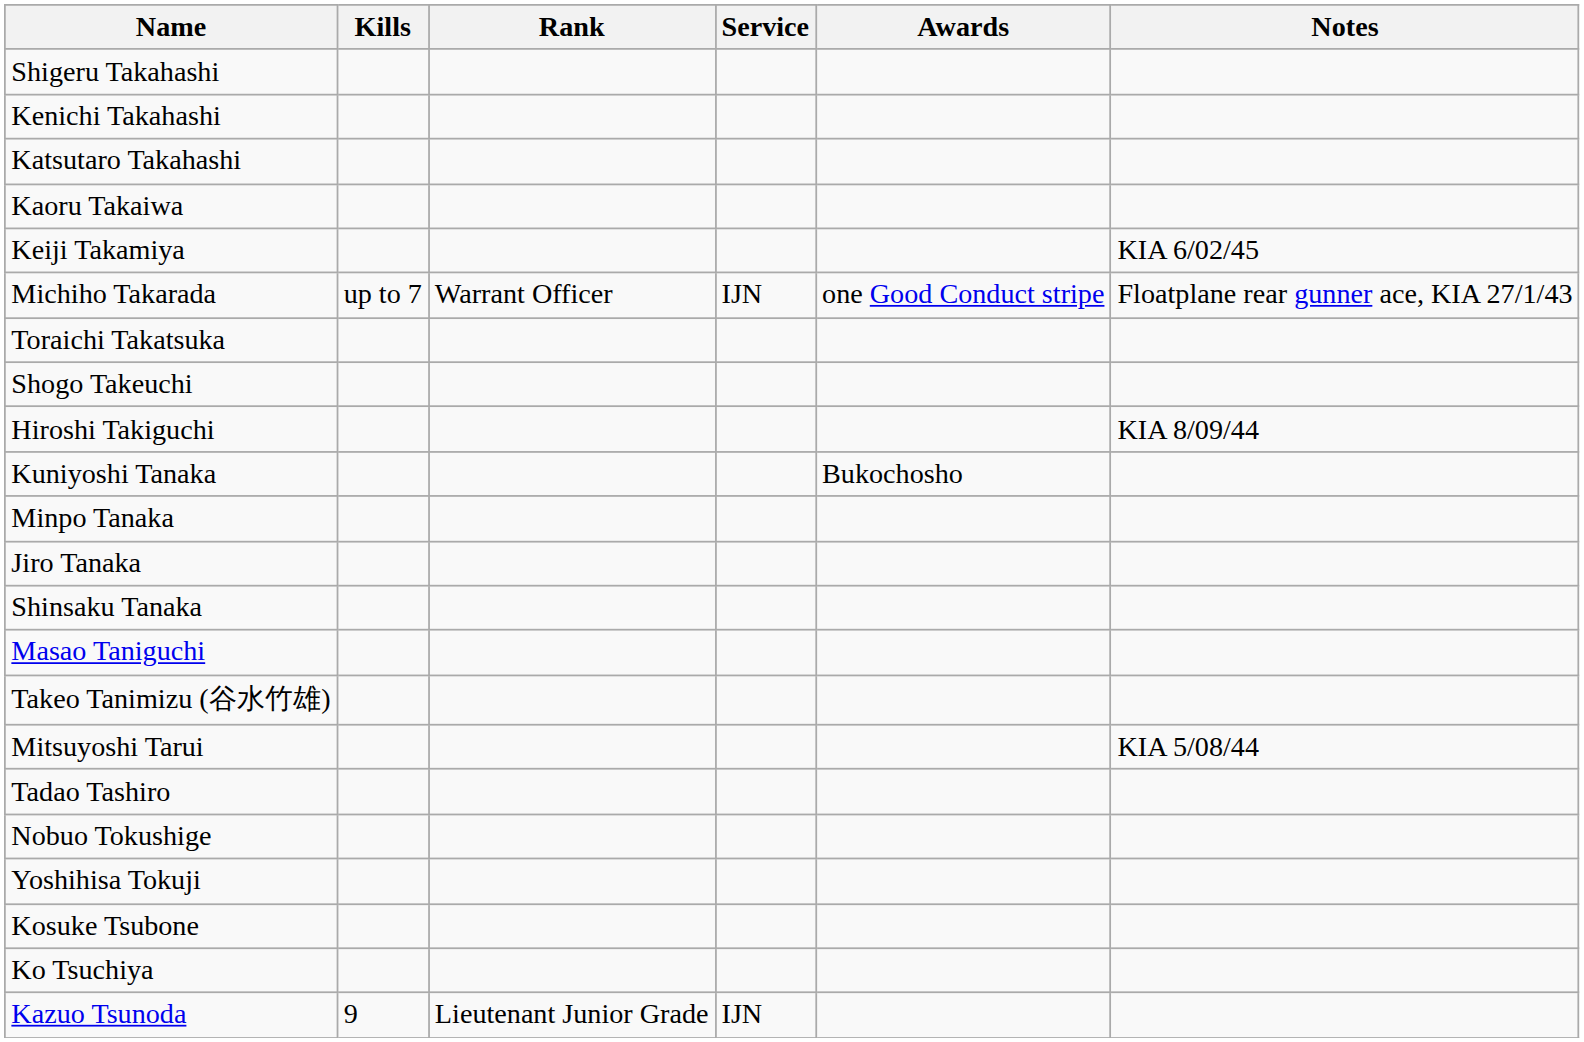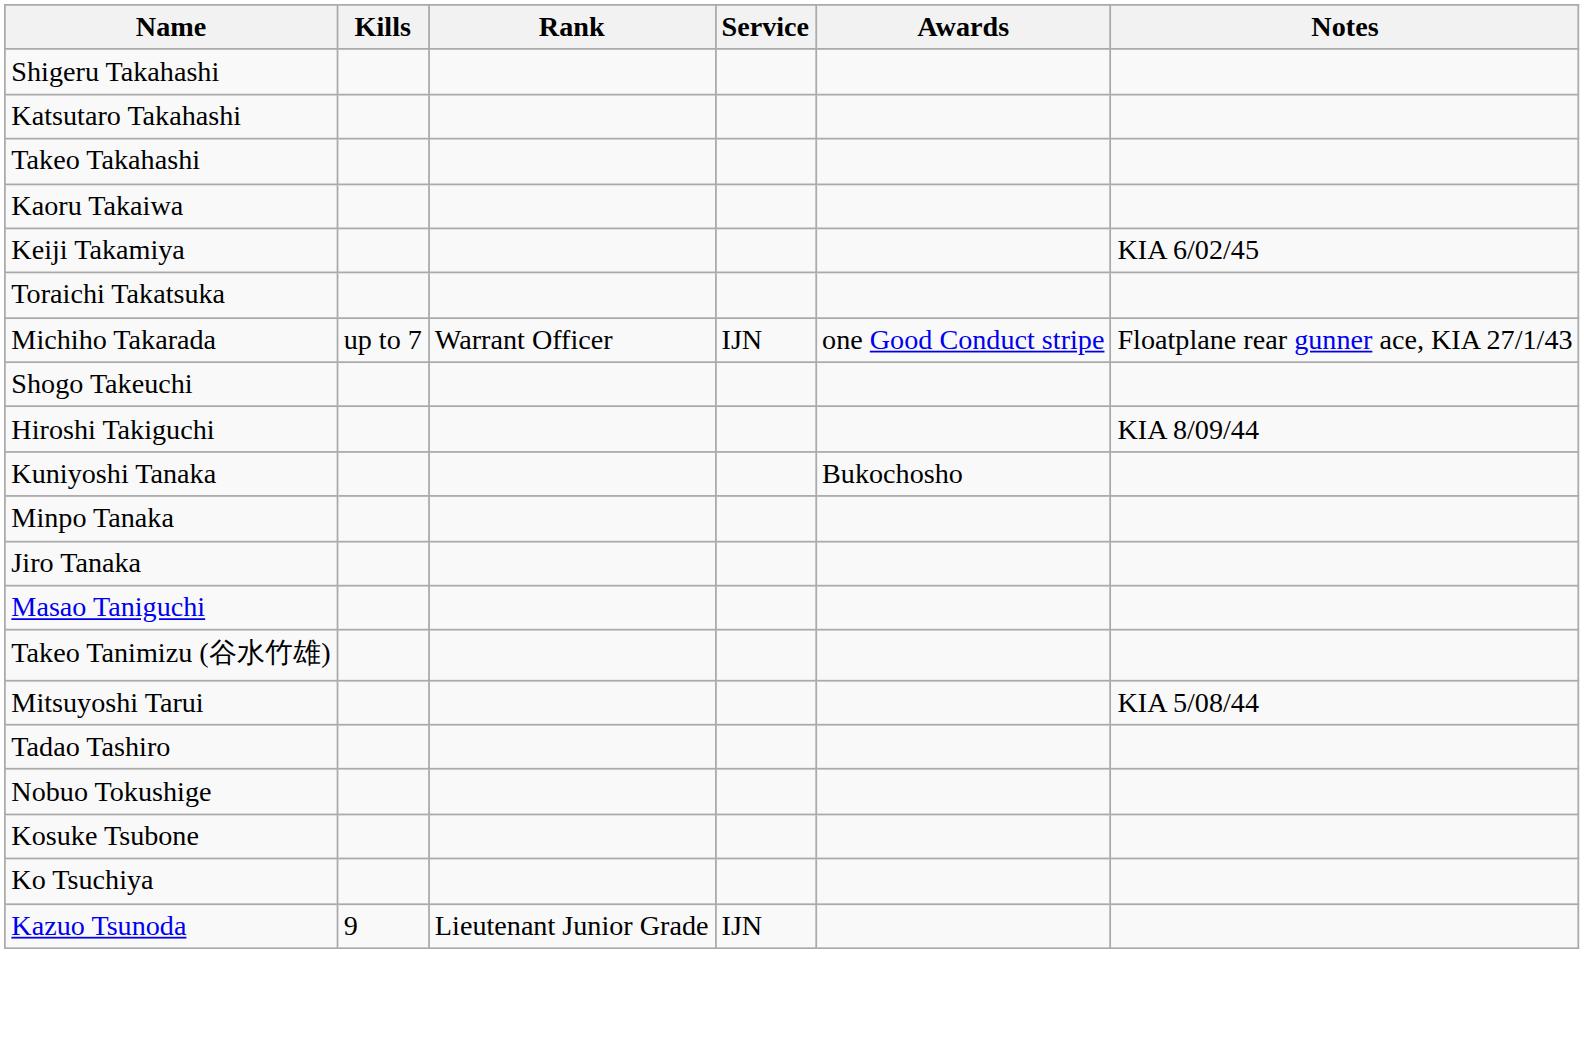- row: (116, 116)
+ row: (106, 160)
rows swapped: (114, 294) <-> (118, 339)
- row: (107, 607)
- row: (106, 880)
